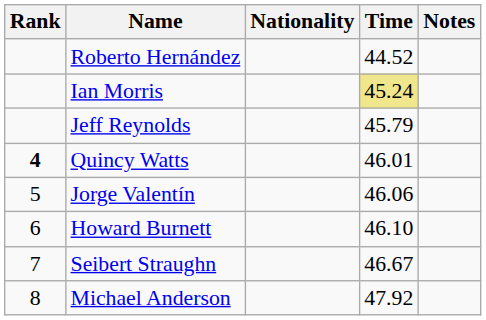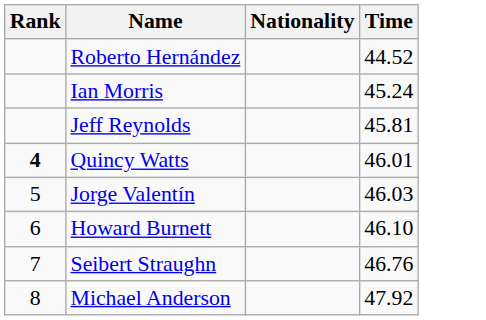- column: (449, 21)
(389, 90) khaki background -> (389, 90) no background
(389, 125) 45.79 -> (389, 125) 45.81
(389, 194) 46.06 -> (389, 194) 46.03
(389, 263) 46.67 -> (389, 263) 46.76
